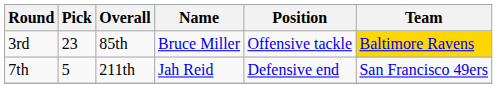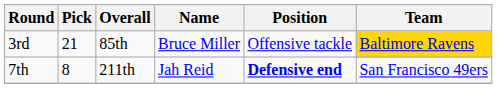(70, 44) 23 -> (70, 44) 21
(66, 70) 5 -> (66, 70) 8
(293, 70) normal -> (295, 70) bold
